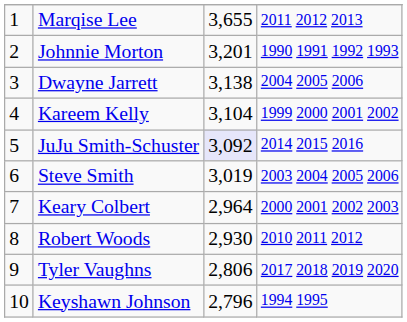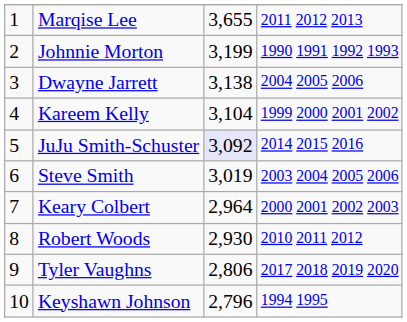(230, 51) 3,201 -> (230, 51) 3,199
